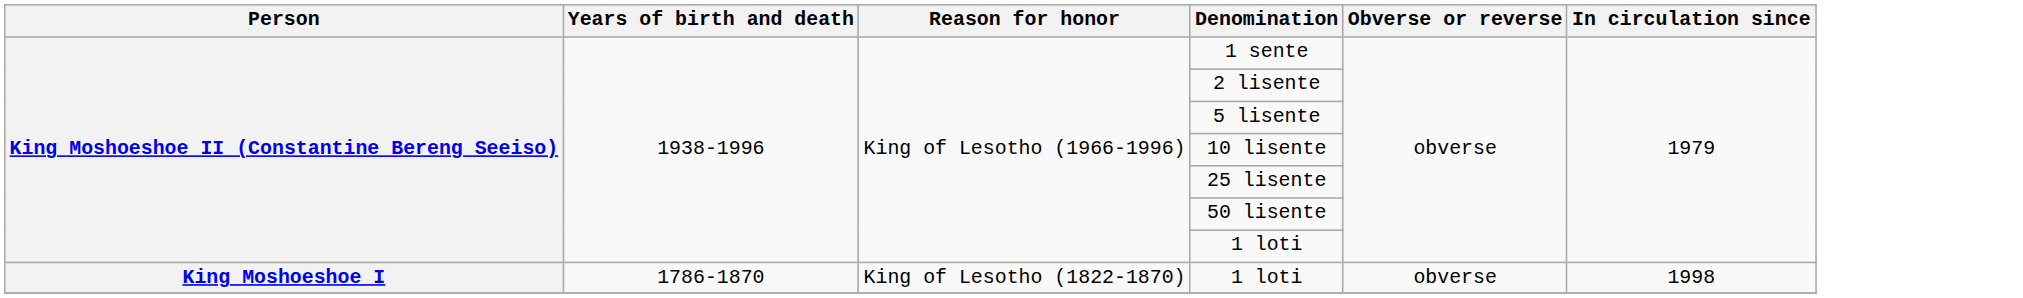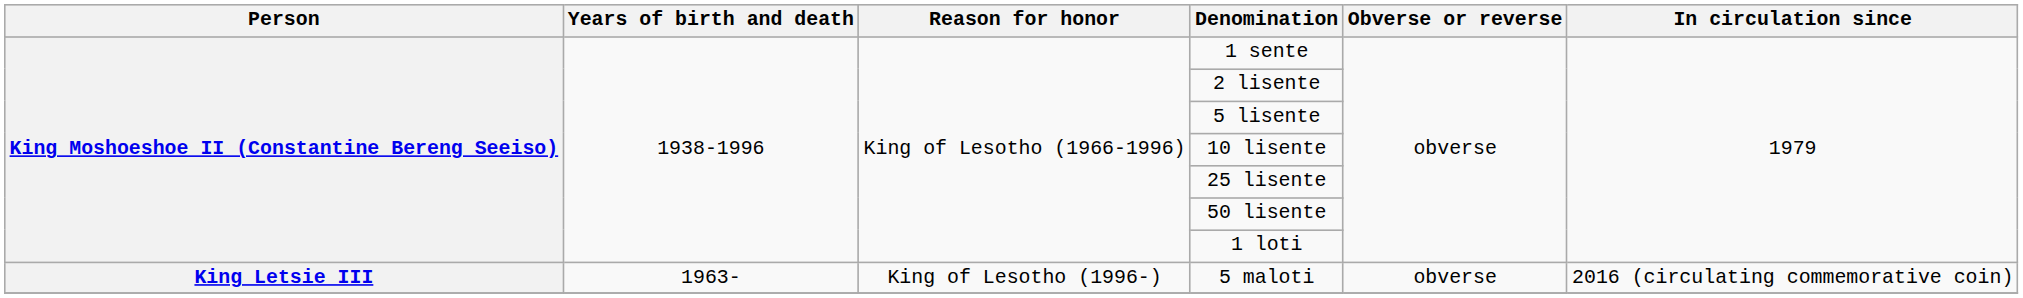- row: (284, 278)
+ row: (284, 278)
